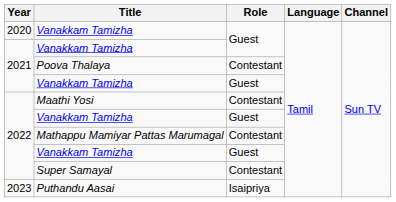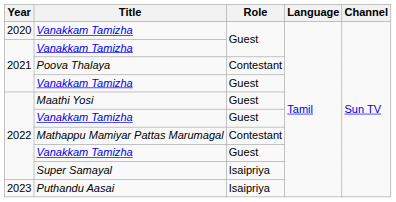(255, 100) Contestant -> (244, 100) Guest
(255, 170) Contestant -> (249, 170) Isaipriya
